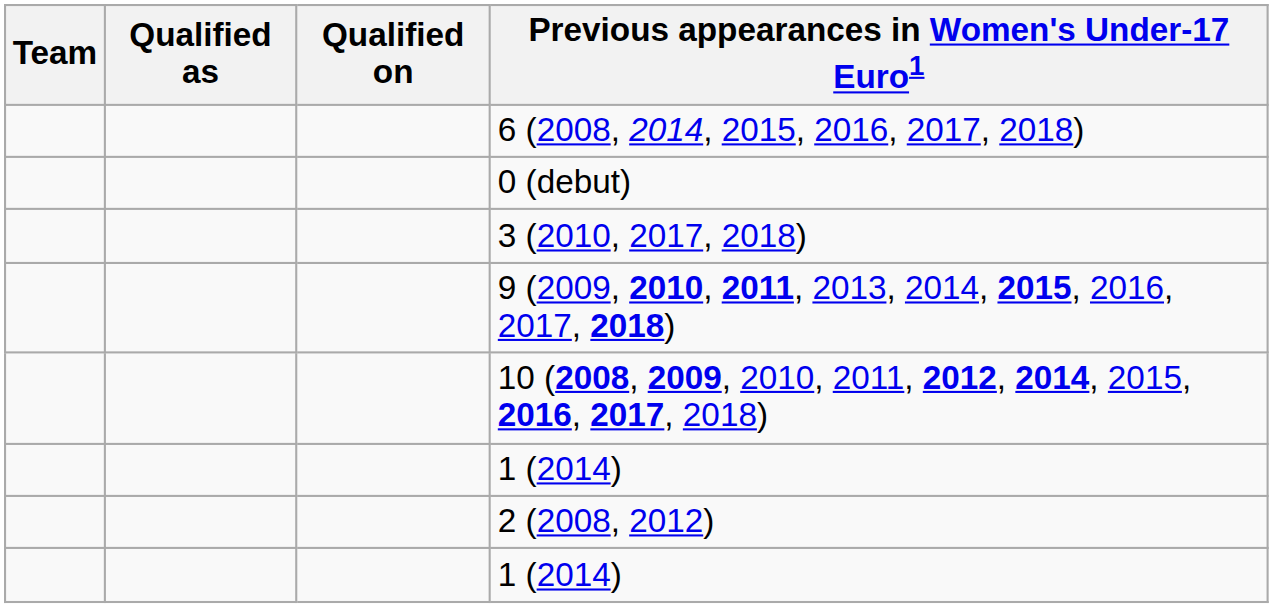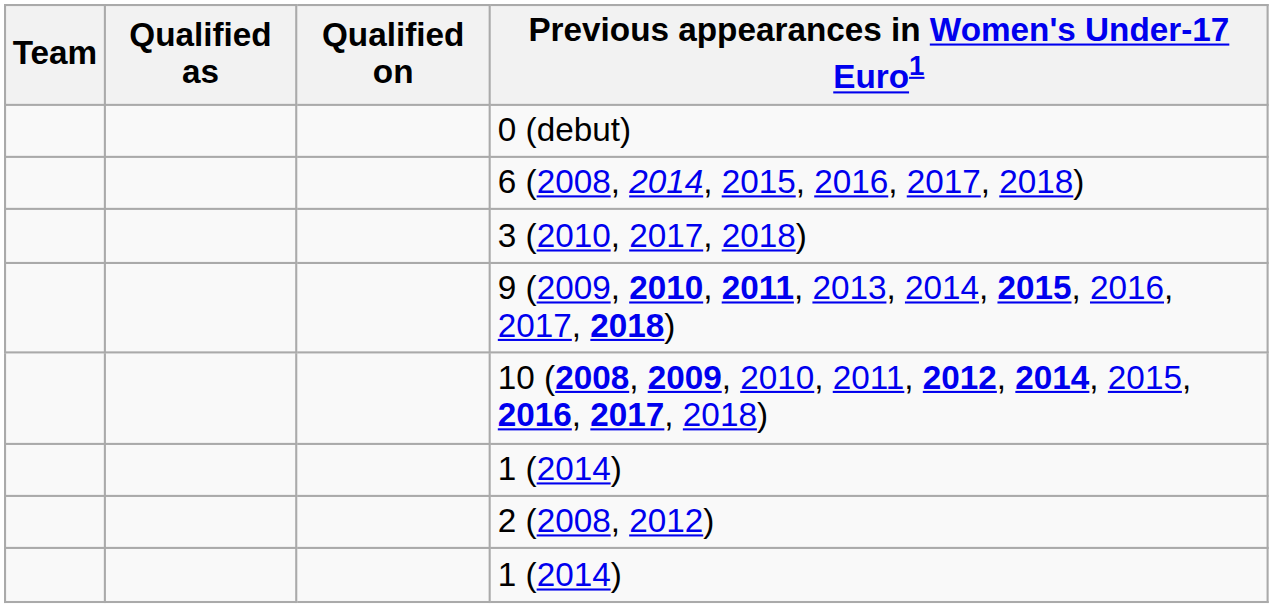rows swapped: (55, 183) <-> (55, 131)
